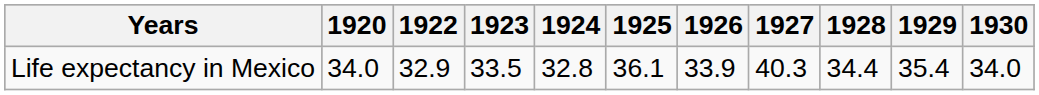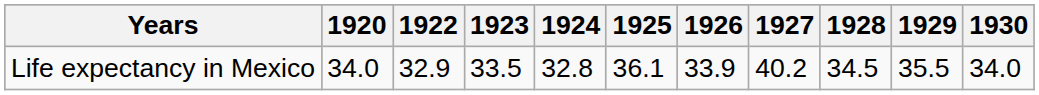(781, 67) 40.3 -> (781, 67) 40.2
(852, 67) 34.4 -> (852, 67) 34.5
(924, 67) 35.4 -> (924, 67) 35.5
